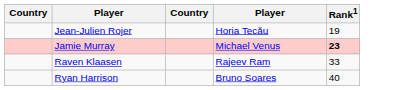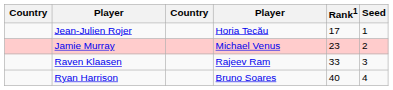+ column: (374, 13)
(334, 30) 19 -> (334, 30) 17
(334, 46) bold -> (334, 46) normal
